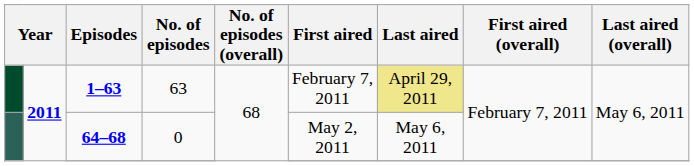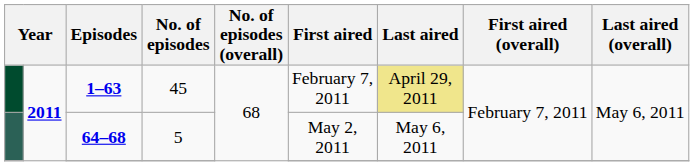(178, 88) 63 -> (178, 88) 45
(178, 136) 0 -> (178, 136) 5
